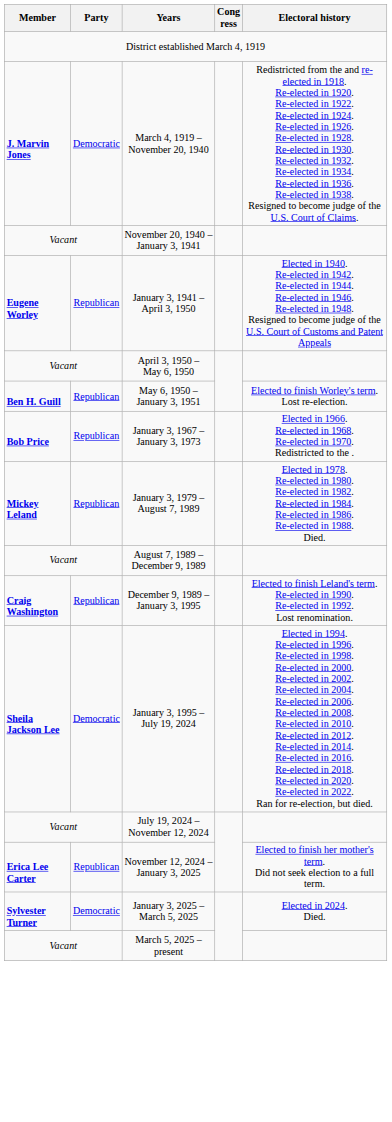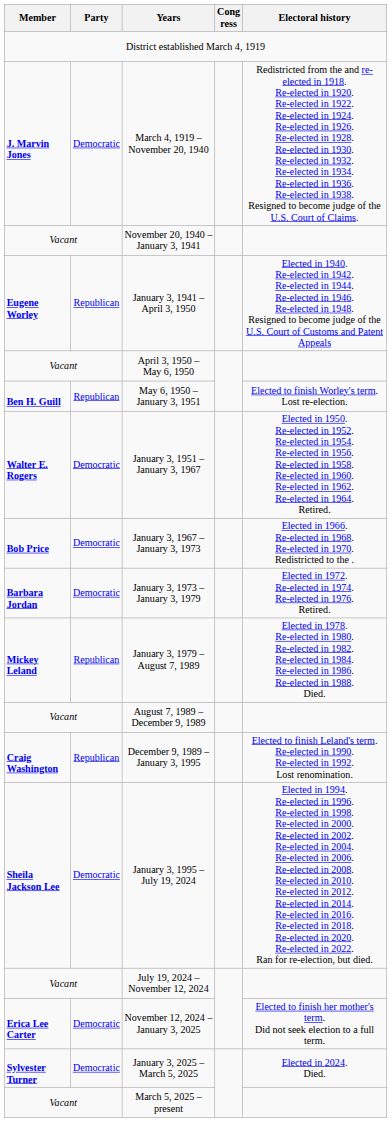+ row: (168, 464)
(96, 436) Republican -> (96, 543) Democratic
+ row: (168, 593)
(96, 867) Republican -> (96, 1023) Democratic
